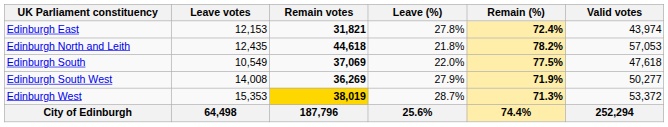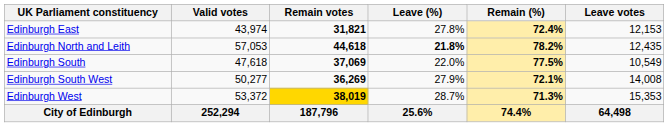columns swapped: (220, 12) <-> (615, 12)
(449, 46) normal -> (449, 46) bold
(548, 79) 71.9% -> (548, 79) 72.1%
